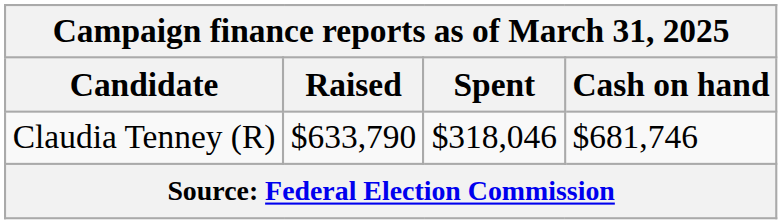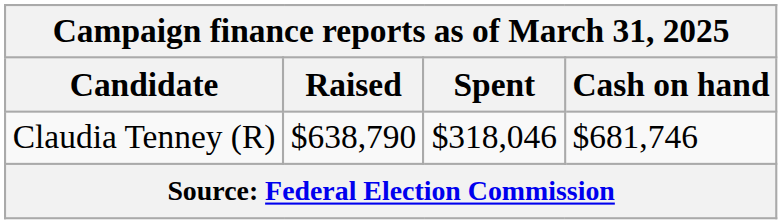(354, 137) $633,790 -> (354, 137) $638,790
